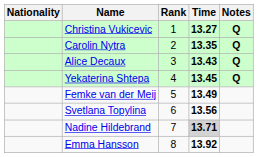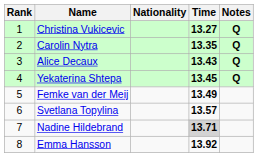columns swapped: (174, 12) <-> (33, 12)
(204, 111) 13.56 -> (204, 111) 13.57
